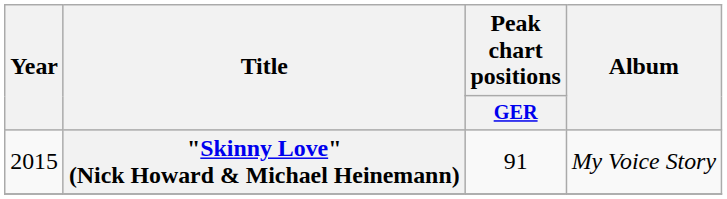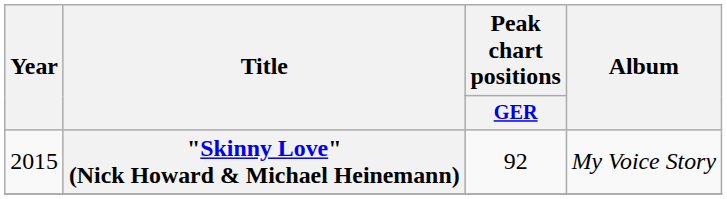(516, 161) 91 -> (516, 161) 92
